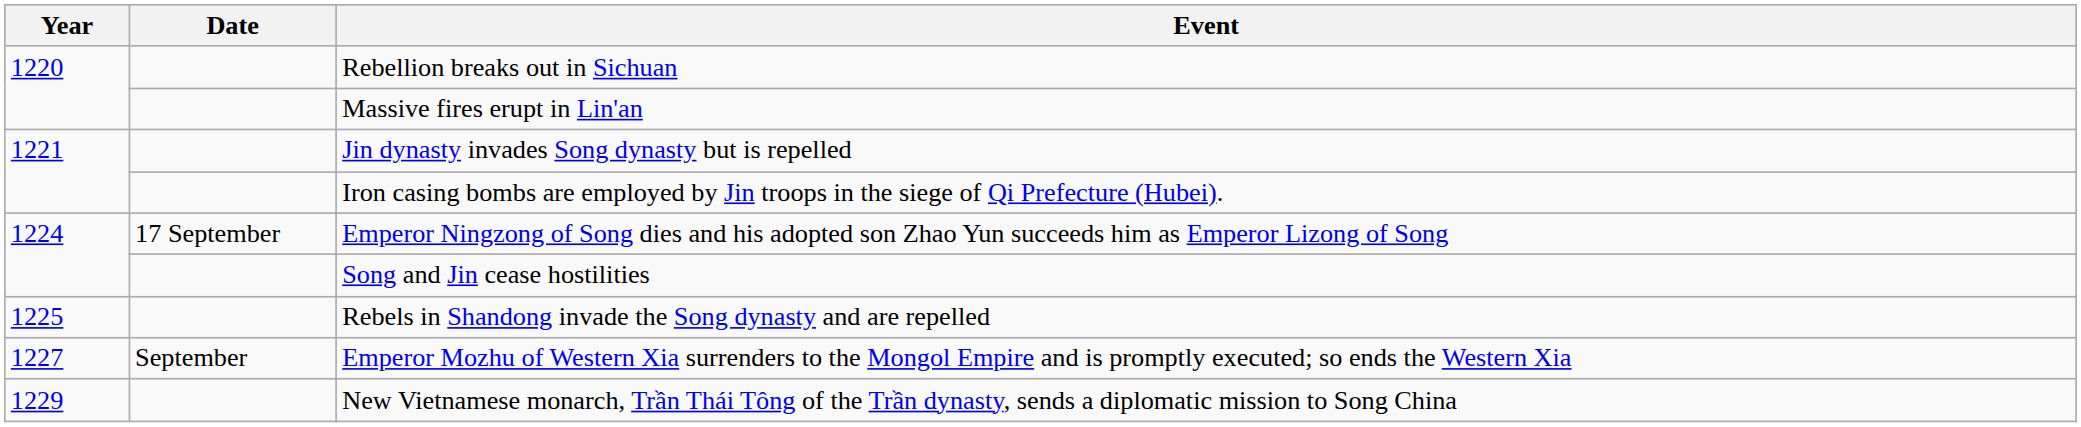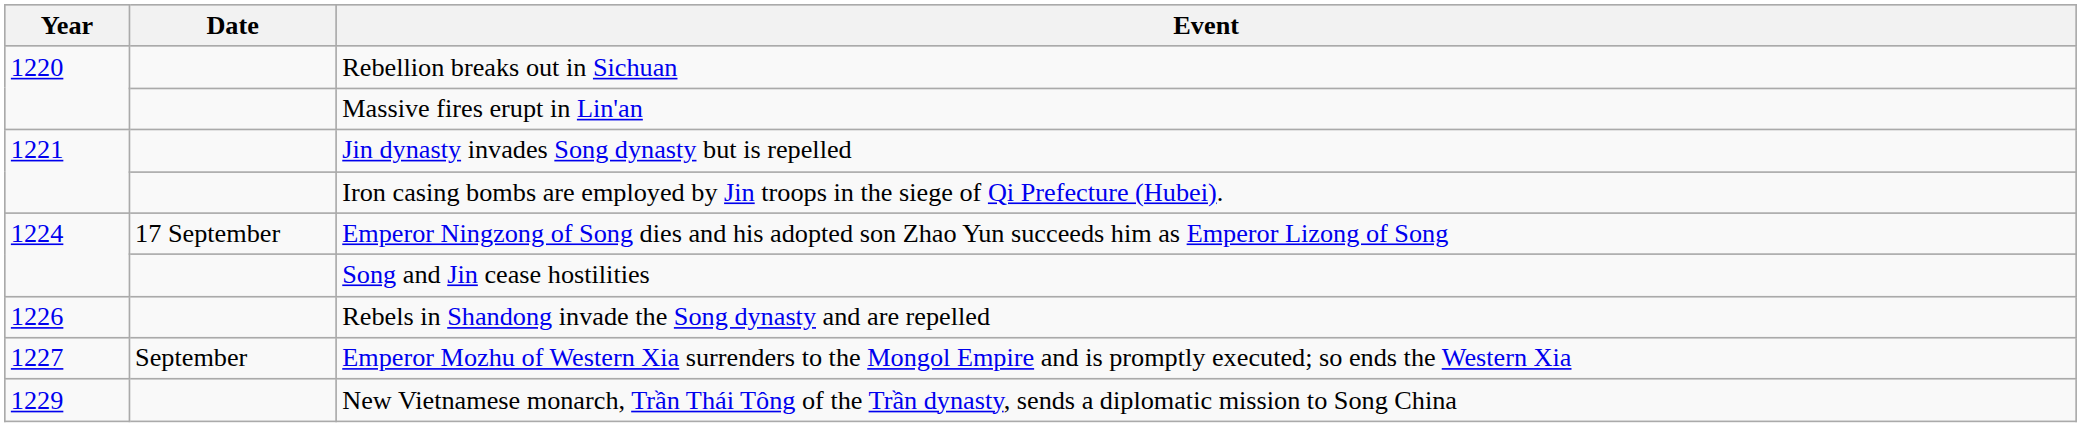(37, 316) 1225 -> (37, 316) 1226
